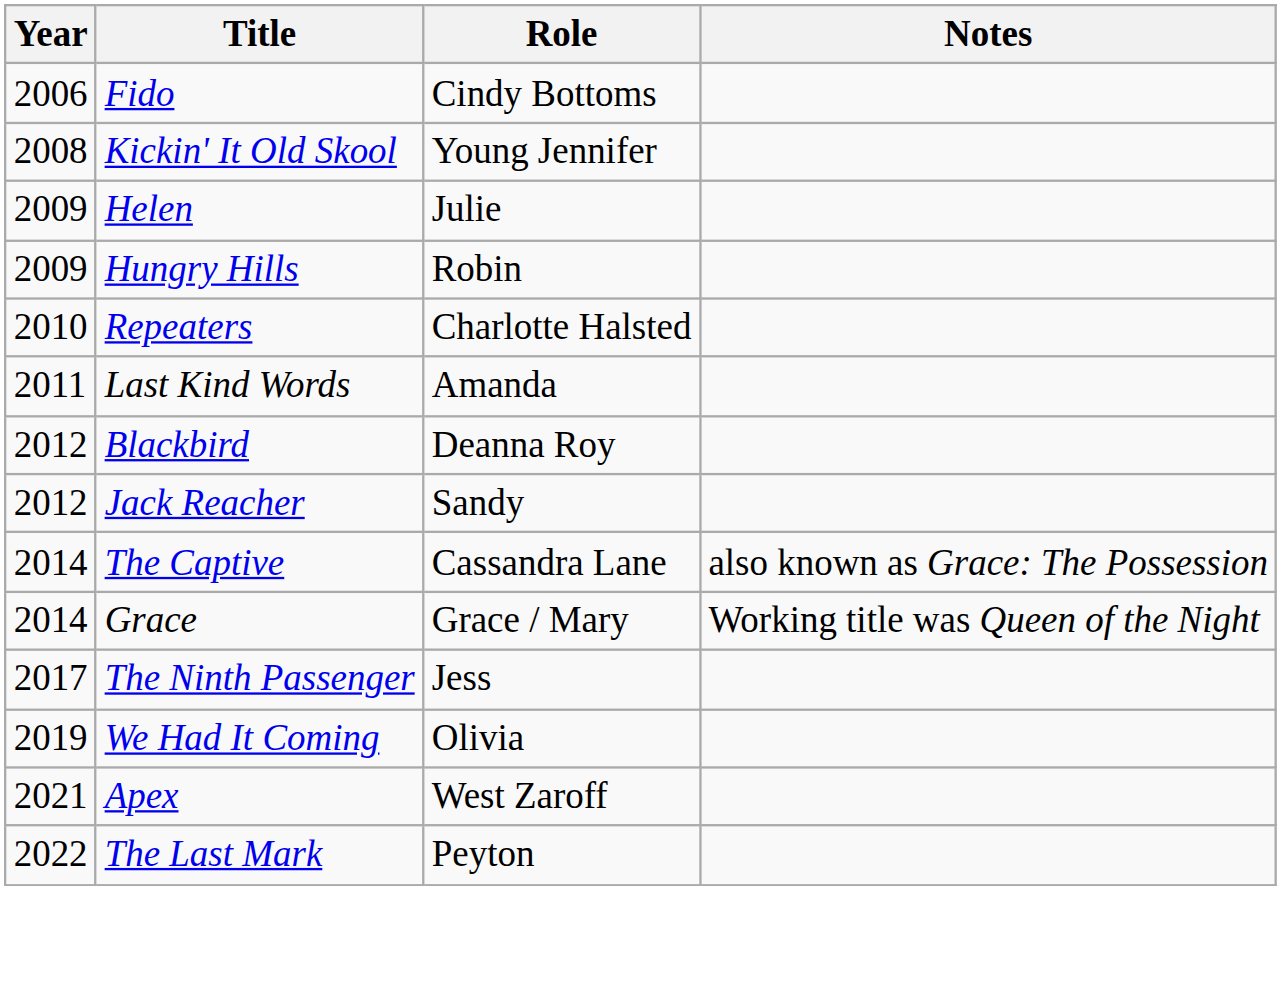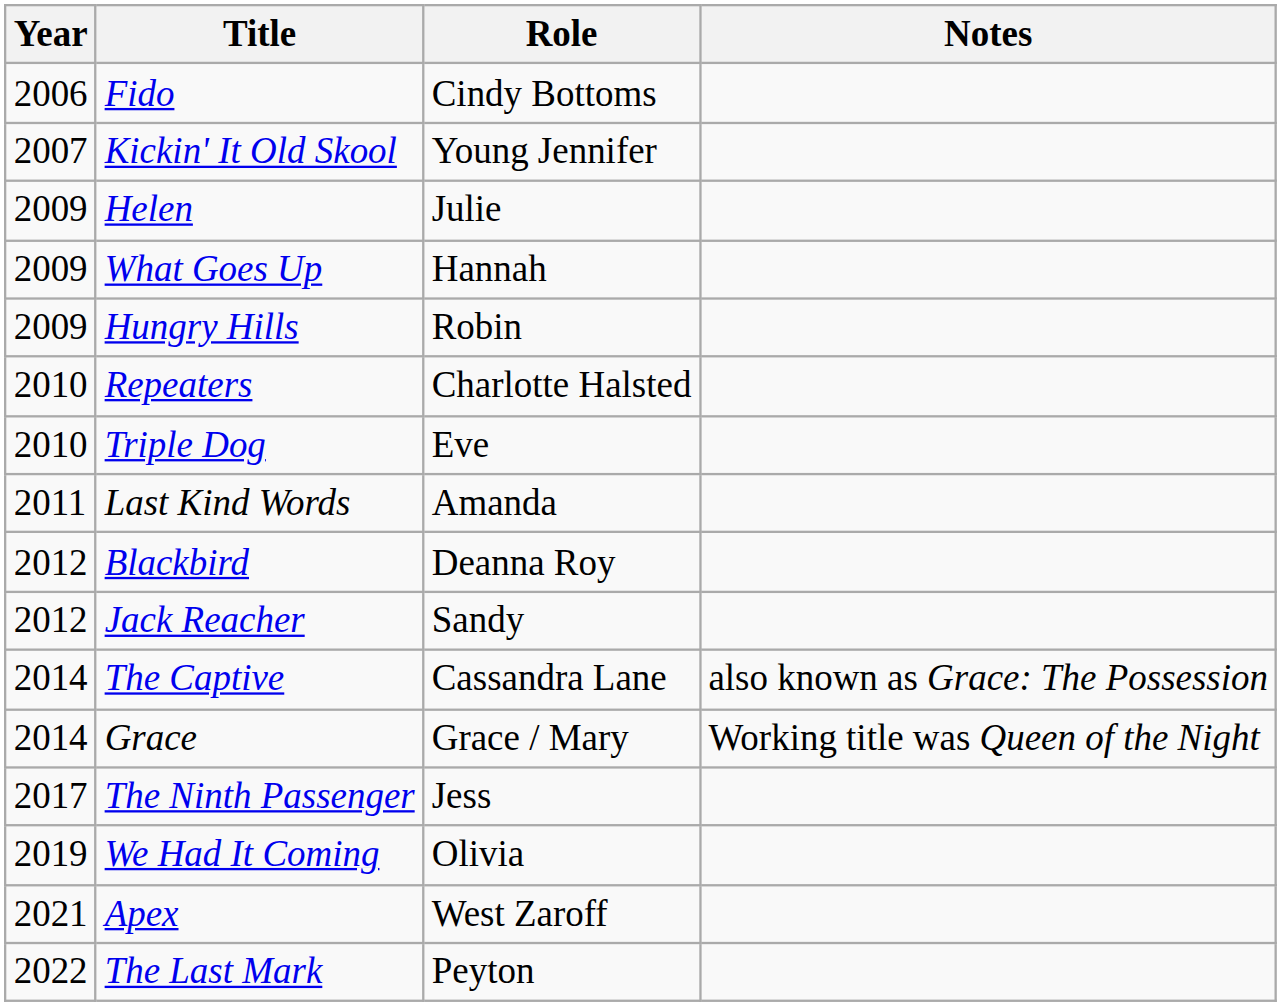(51, 151) 2008 -> (51, 151) 2007
+ row: (213, 268)
+ row: (185, 444)
